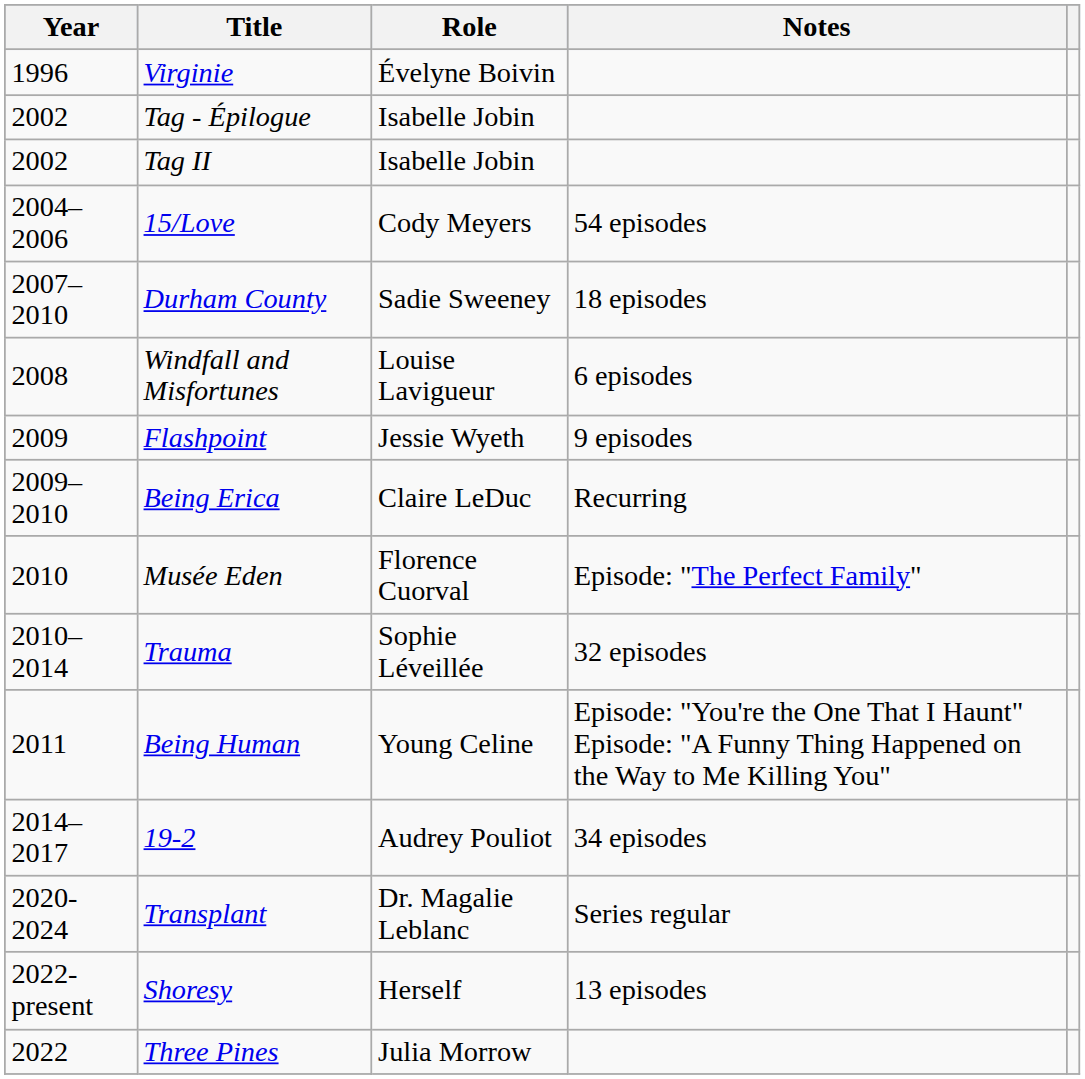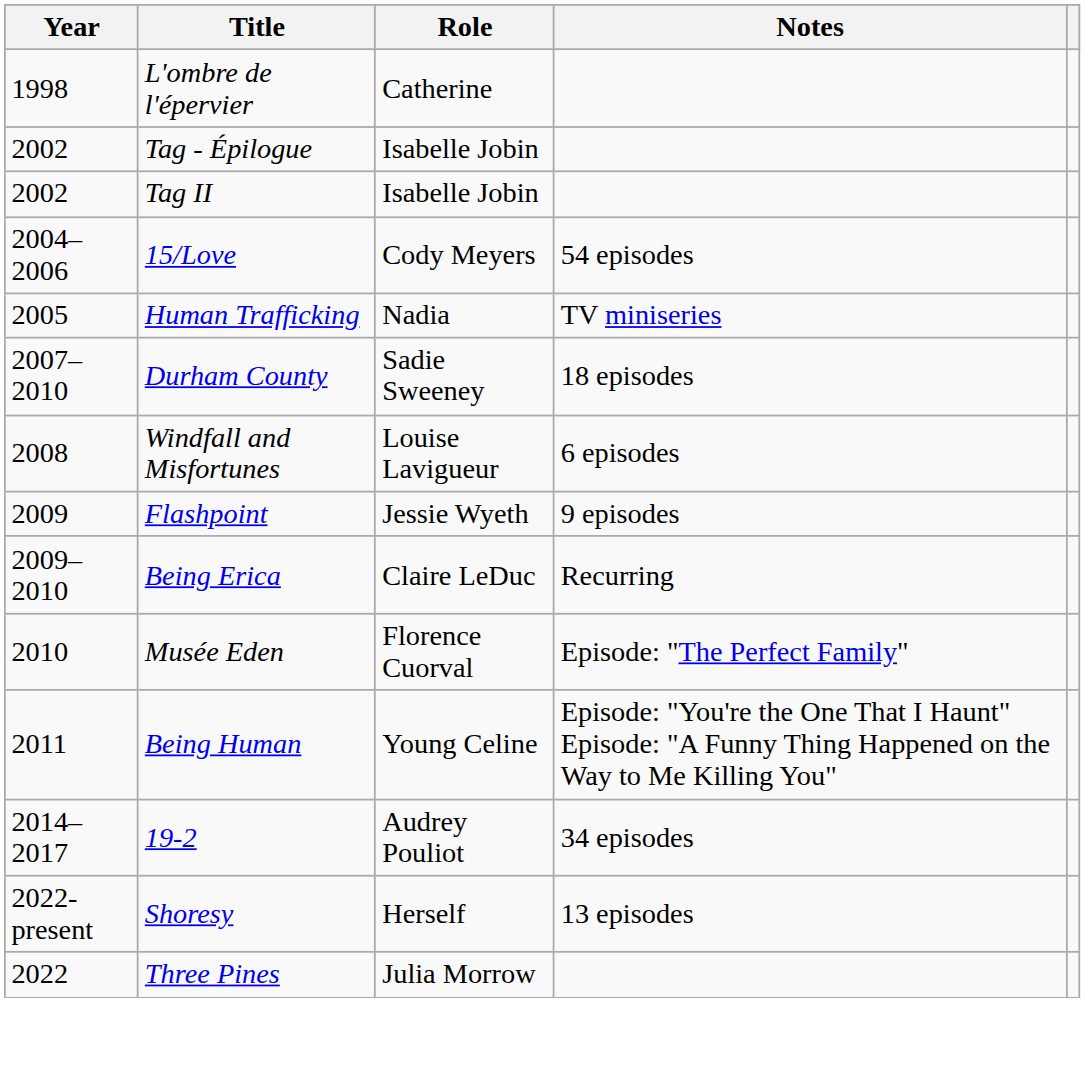- row: (188, 71)
+ row: (208, 87)
+ row: (252, 315)
- row: (188, 651)
- row: (205, 913)
